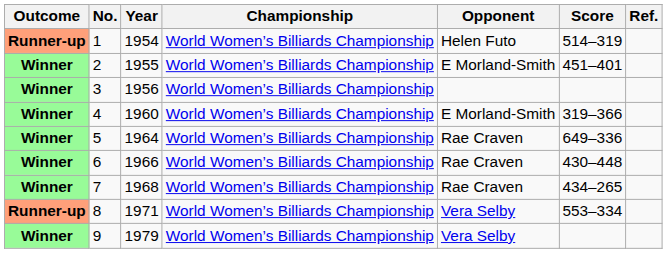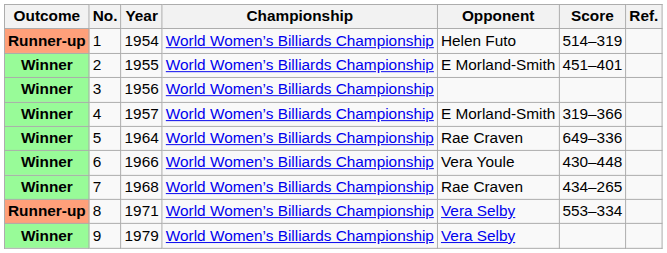(142, 114) 1960 -> (142, 114) 1957
(482, 162) Rae Craven -> (478, 162) Vera Youle
